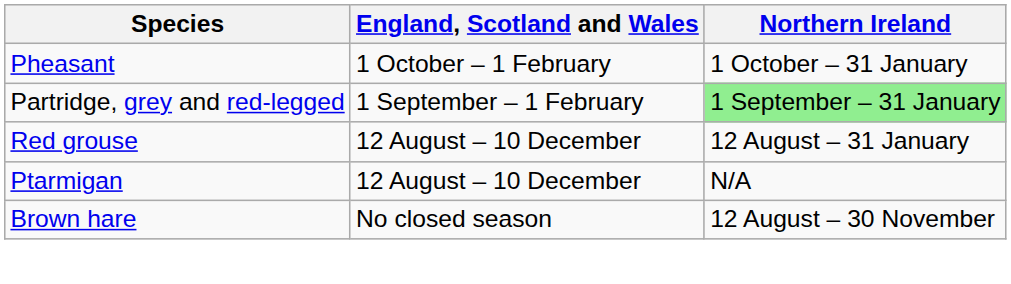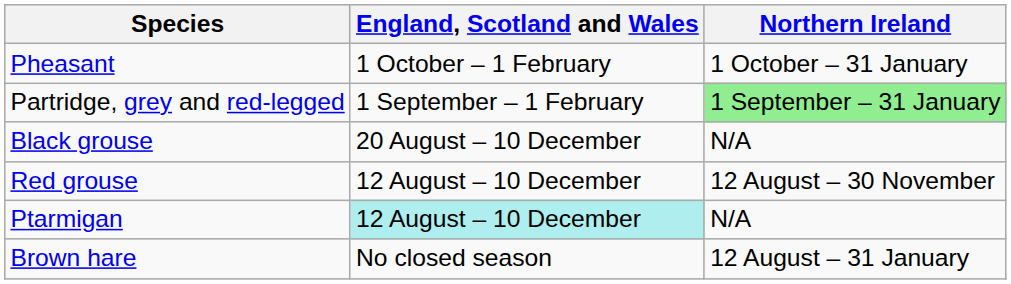+ row: (82, 141)
(840, 141) 12 August – 31 January -> (853, 180) 12 August – 30 November
(498, 180) no background -> (498, 219) paleturquoise background
(853, 219) 12 August – 30 November -> (840, 258) 12 August – 31 January
